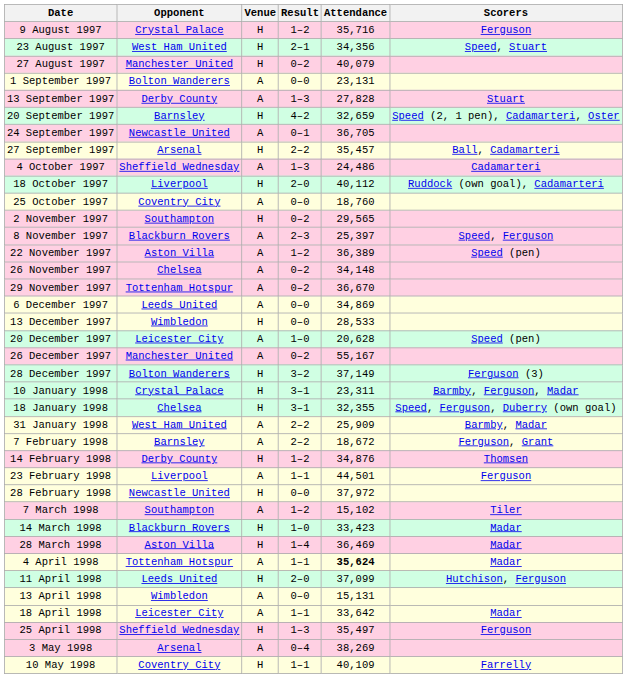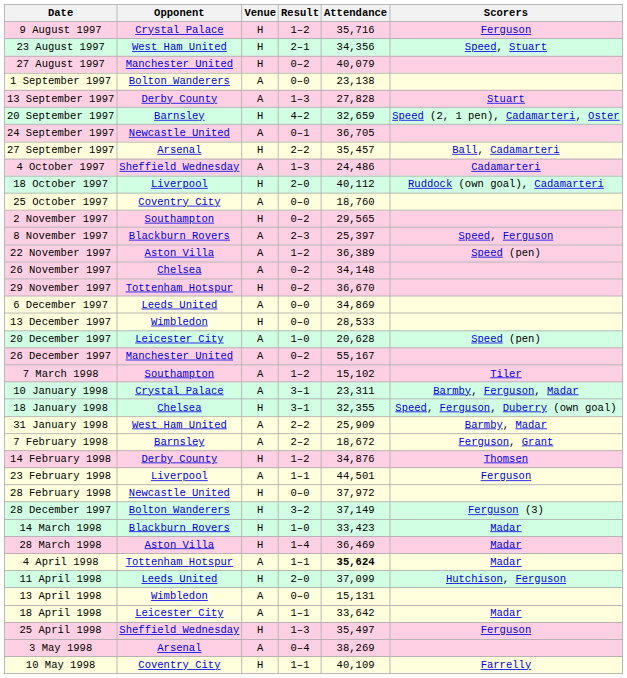(356, 82) 23,131 -> (356, 82) 23,138
(260, 288) A -> (260, 288) H
rows swapped: (61, 373) <-> (61, 511)
(260, 391) H -> (260, 391) A
